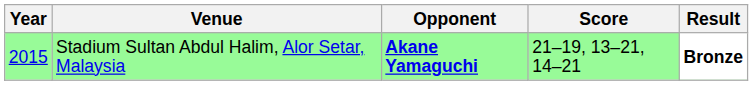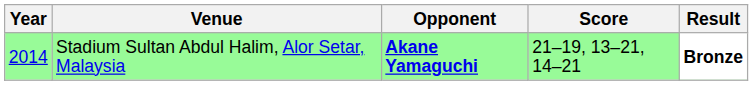(28, 56) 2015 -> (28, 56) 2014
